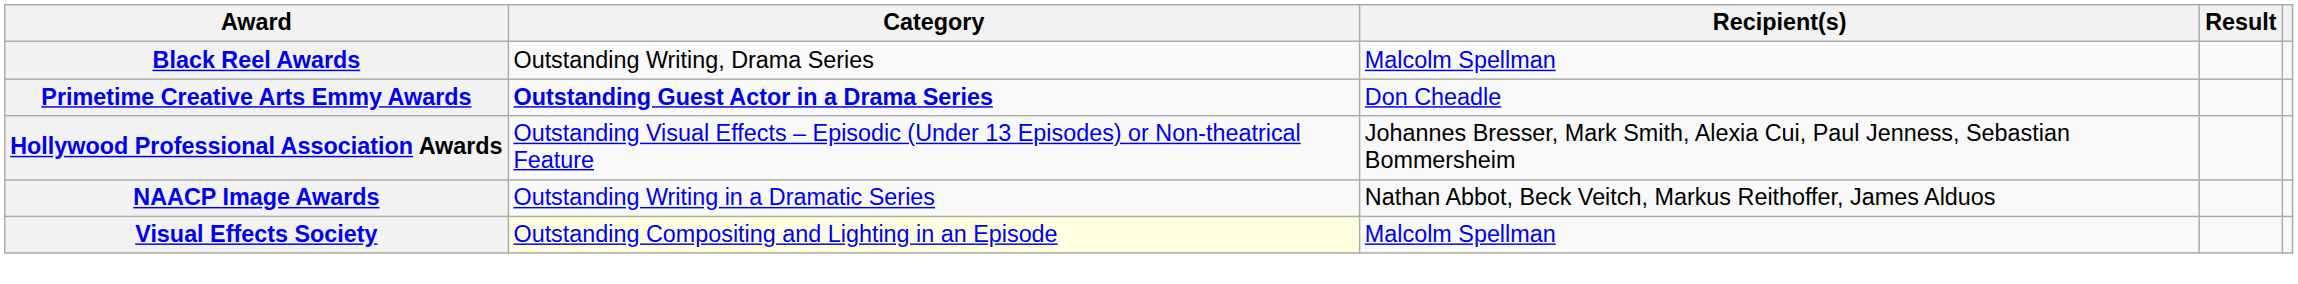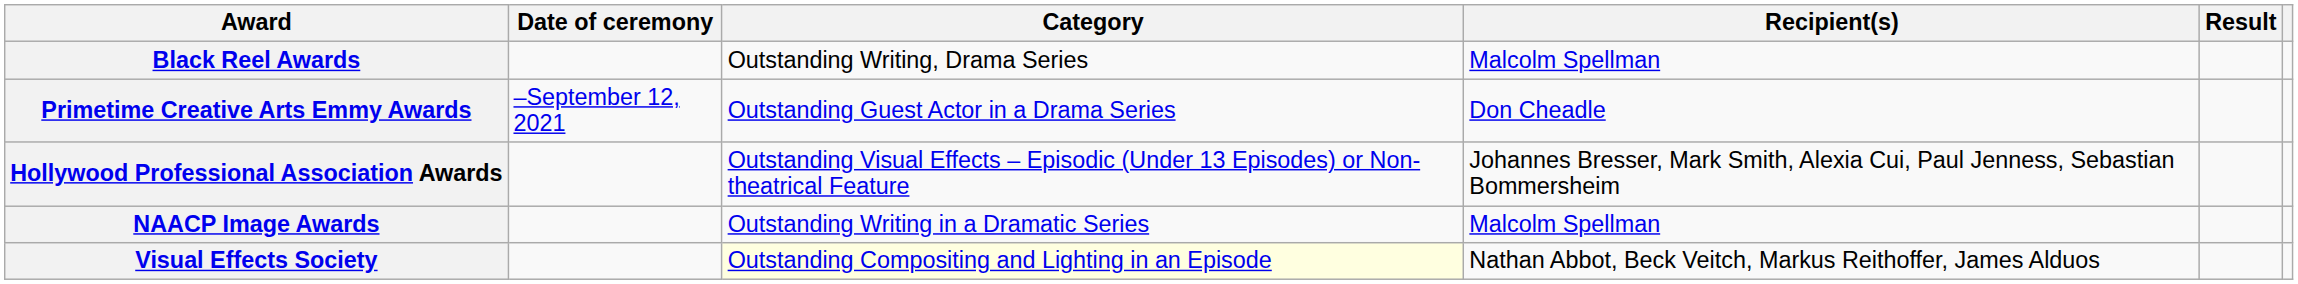+ column: (615, 23)
(753, 97) bold -> (952, 110) normal
(1680, 197) Nathan Abbot, Beck Veitch, Markus Reithoffer, James Alduos -> (1565, 223) Malcolm Spellman
(1460, 234) Malcolm Spellman -> (1785, 260) Nathan Abbot, Beck Veitch, Markus Reithoffer, James Alduos
